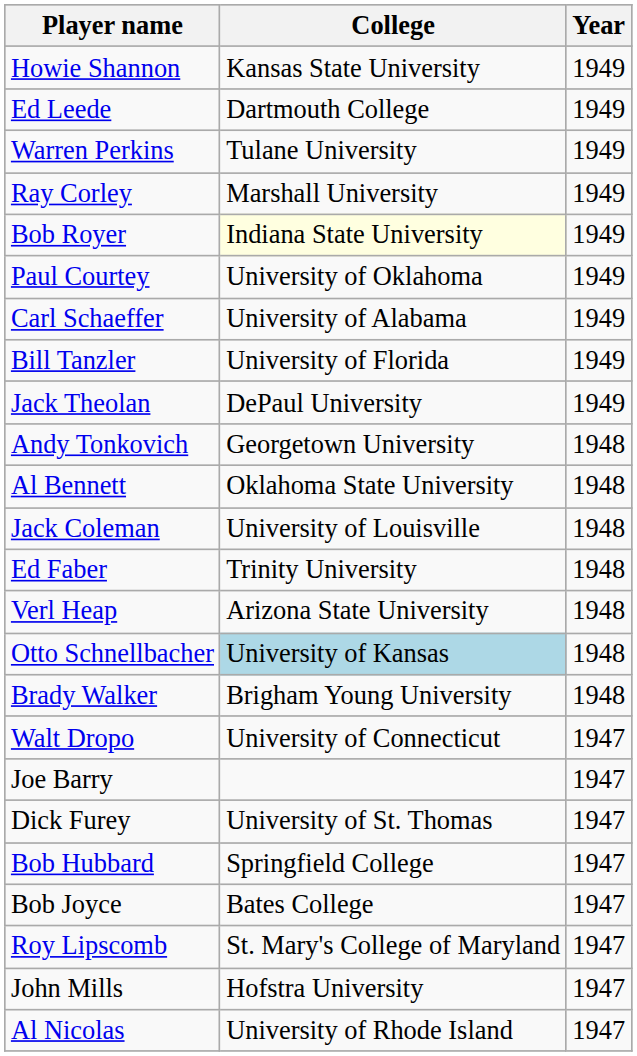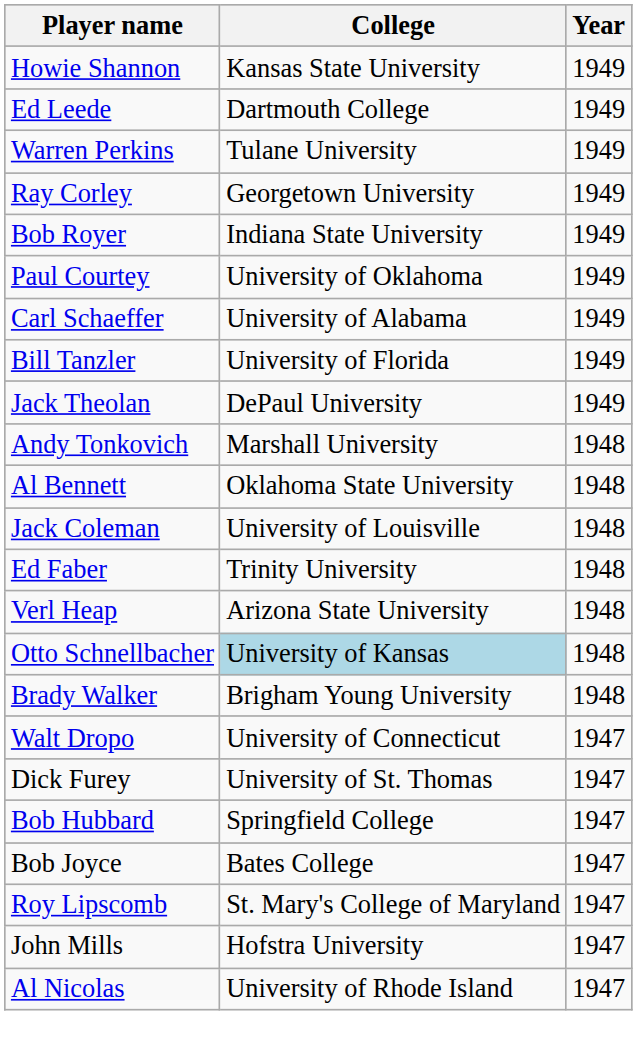(332, 192) Marshall University -> (350, 192) Georgetown University
(354, 234) lightyellow background -> (354, 234) no background
(350, 444) Georgetown University -> (332, 444) Marshall University
- row: (62, 779)
